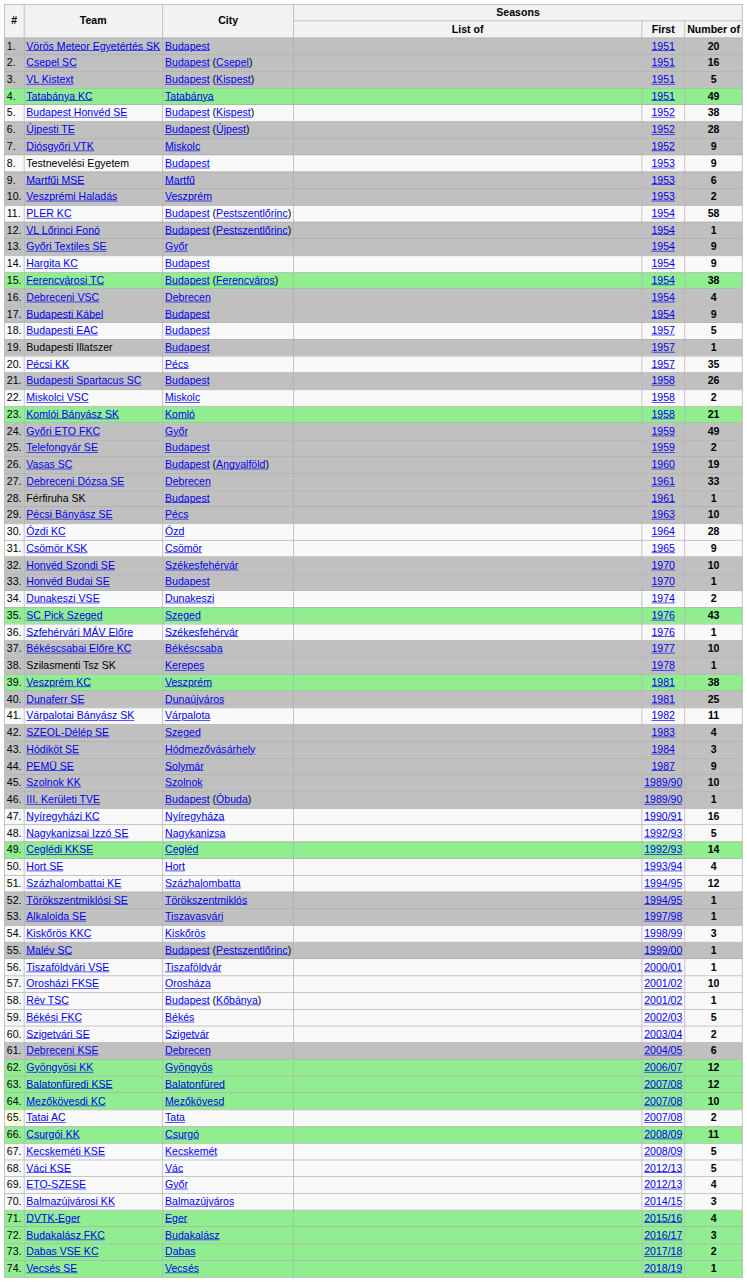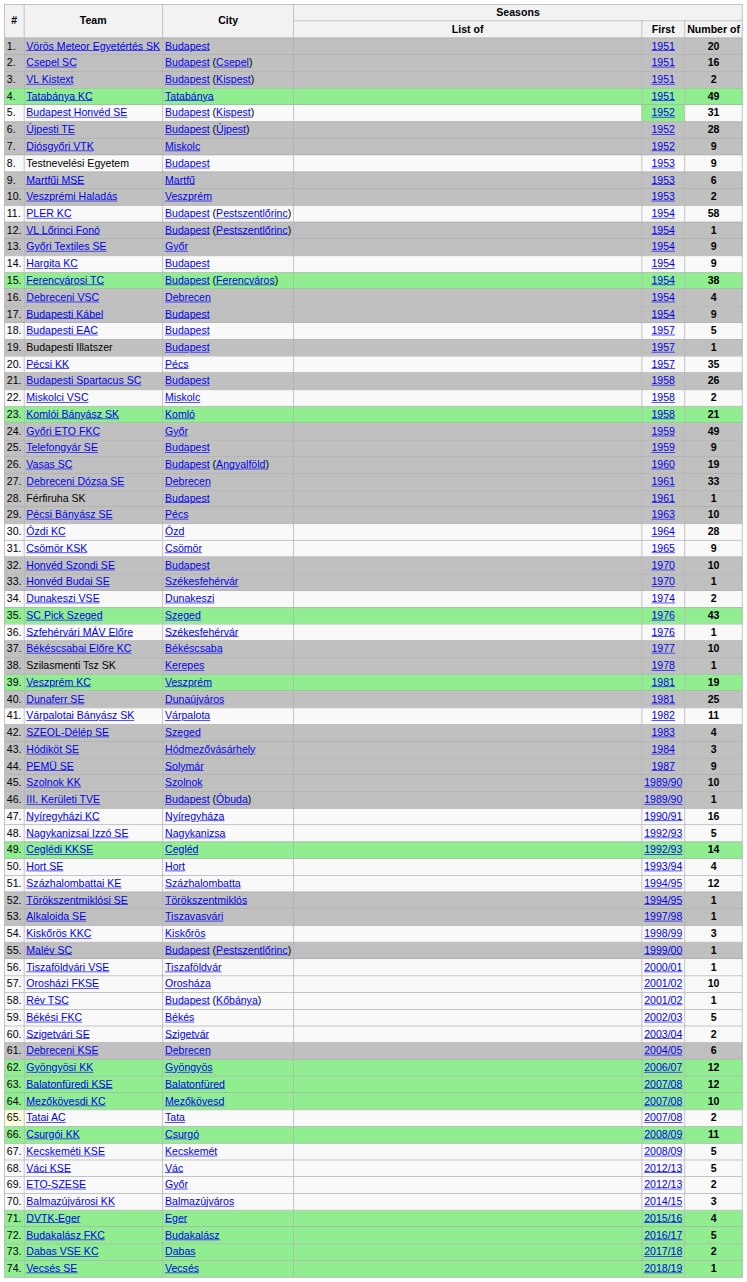(714, 79) 5 -> (714, 79) 2
(663, 113) no background -> (663, 113) lightgreen background
(714, 113) 38 -> (714, 113) 31
(714, 448) 2 -> (714, 448) 9
(202, 565) Székesfehérvár -> (187, 565) Budapest
(187, 582) Budapest -> (202, 582) Székesfehérvár
(714, 682) 38 -> (714, 682) 19
(714, 1185) 4 -> (714, 1185) 2
(714, 1235) 3 -> (714, 1235) 5
